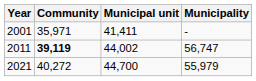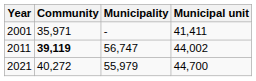columns swapped: (141, 13) <-> (217, 13)
